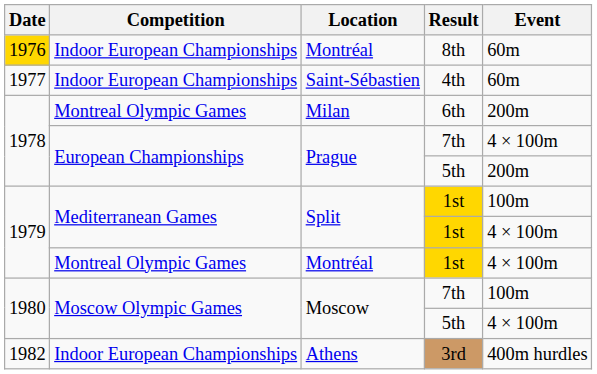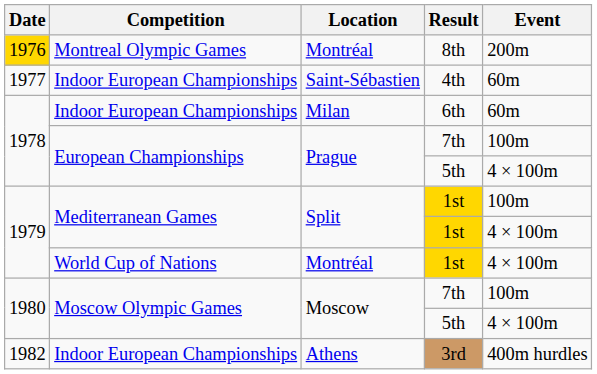(176, 50) Indoor European Championships -> (150, 50) Montreal Olympic Games
(503, 50) 60m -> (508, 50) 200m
(150, 110) Montreal Olympic Games -> (176, 110) Indoor European Championships
(508, 110) 200m -> (503, 110) 60m
(522, 141) 4 × 100m -> (508, 141) 100m
(508, 171) 200m -> (522, 171) 4 × 100m
(150, 262) Montreal Olympic Games -> (135, 262) World Cup of Nations
